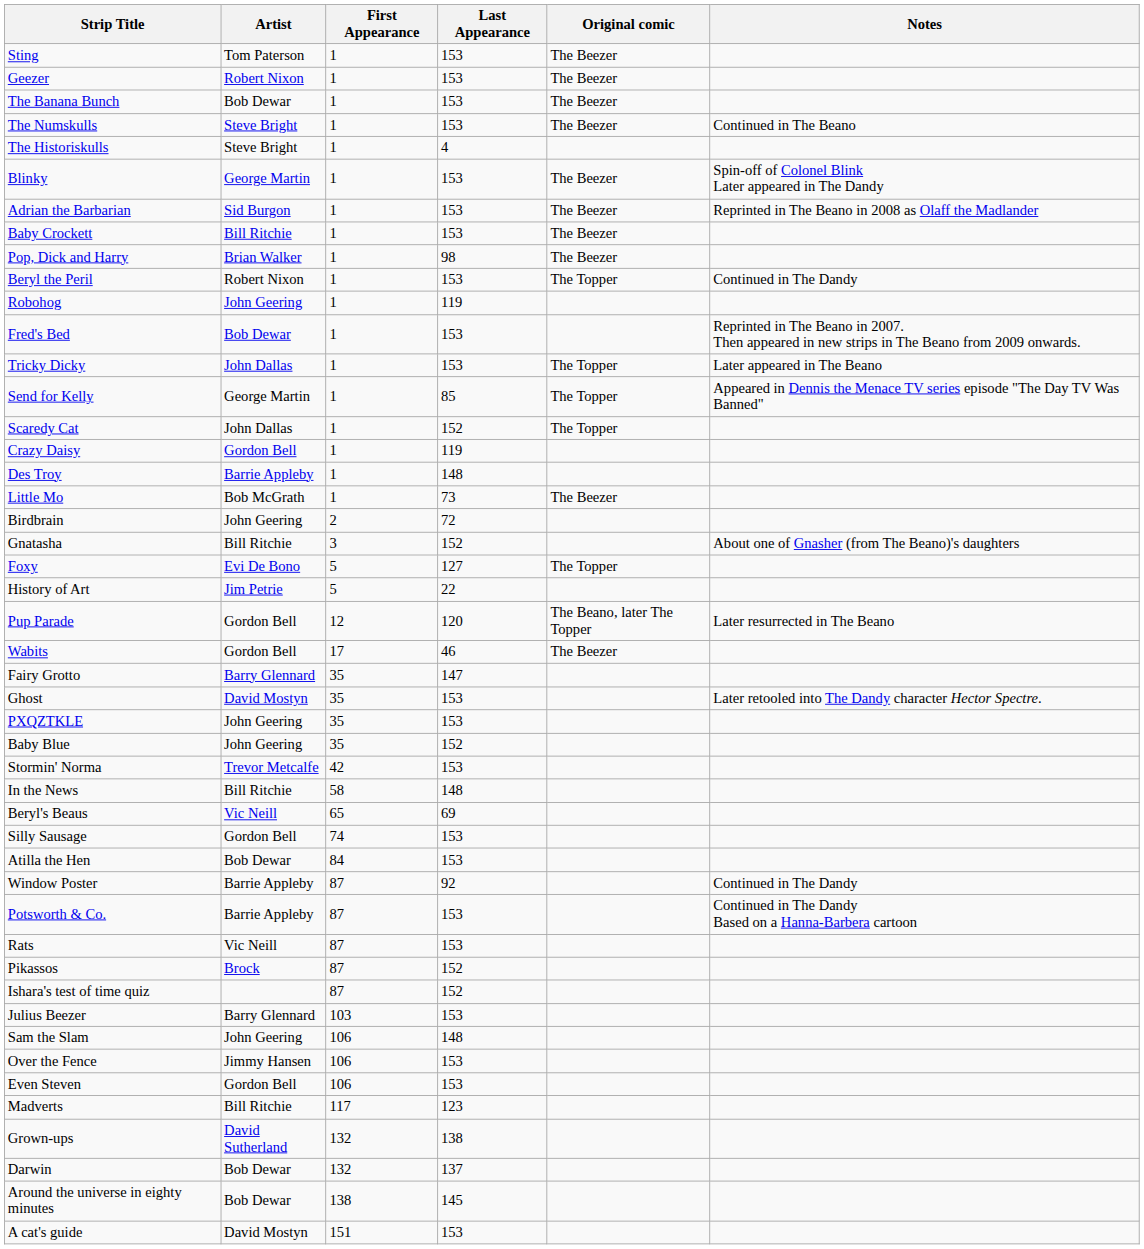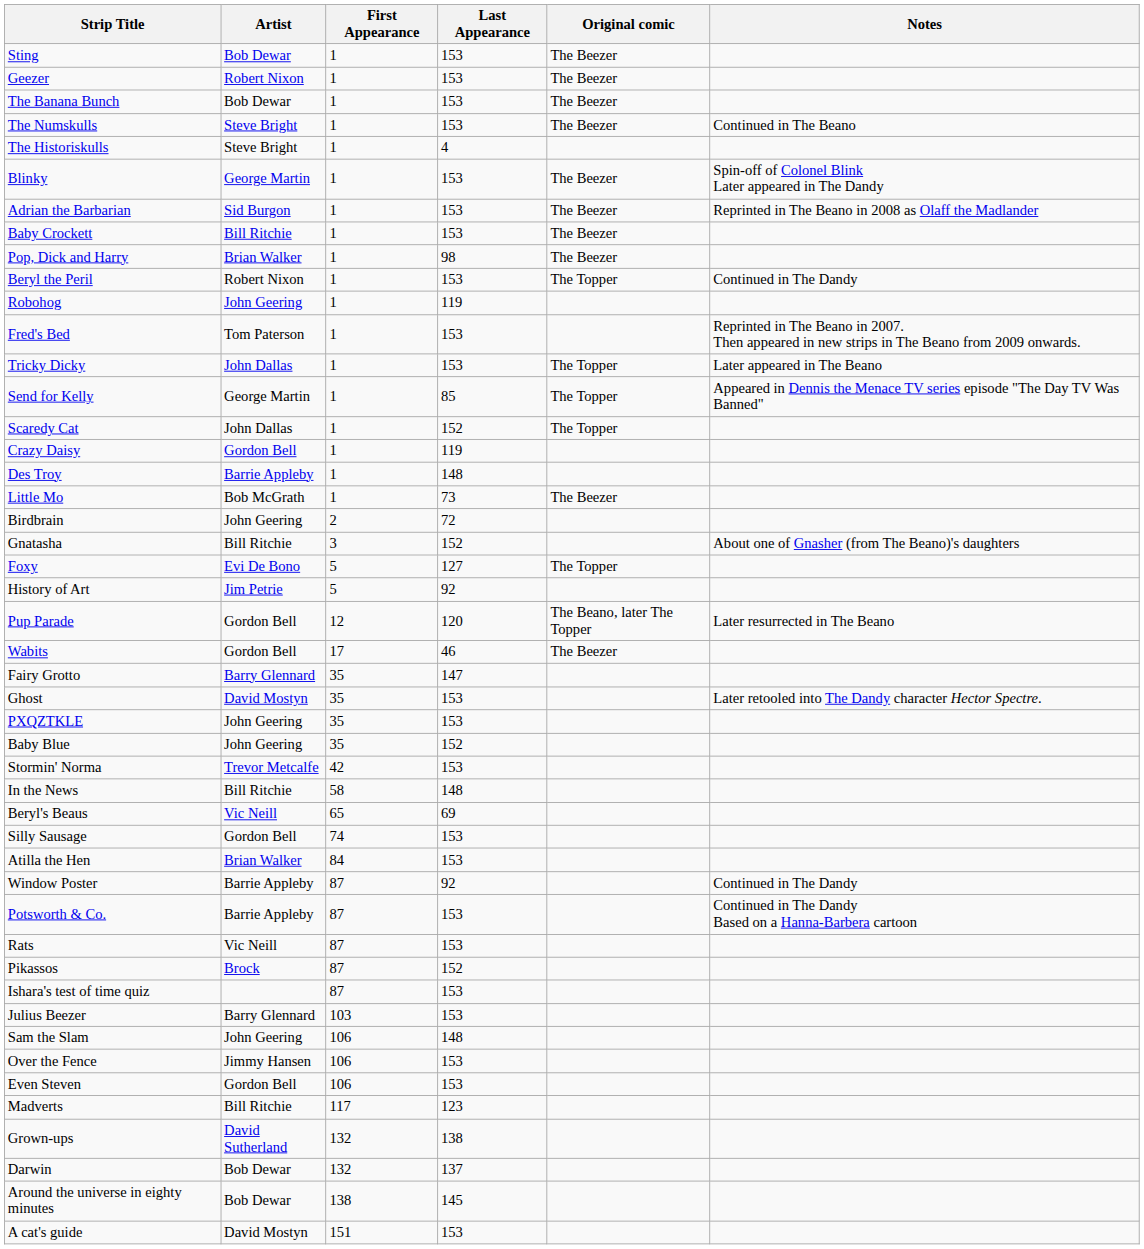(264, 55) Tom Paterson -> (257, 55) Bob Dewar
(257, 334) Bob Dewar -> (264, 334) Tom Paterson
(448, 589) 22 -> (448, 589) 92
(257, 859) Bob Dewar -> (263, 859) Brian Walker
(452, 991) 152 -> (452, 991) 153
